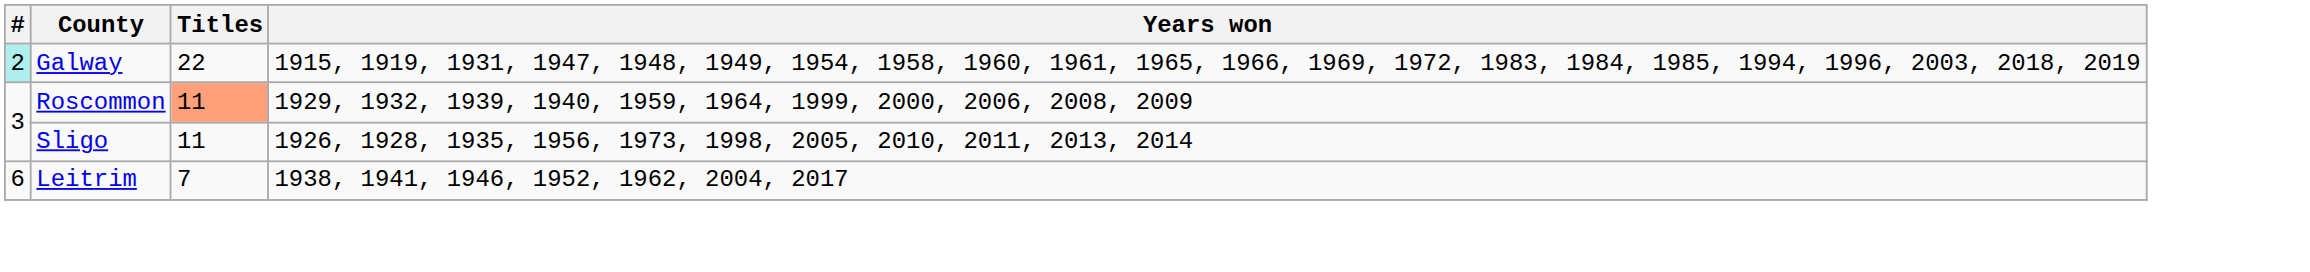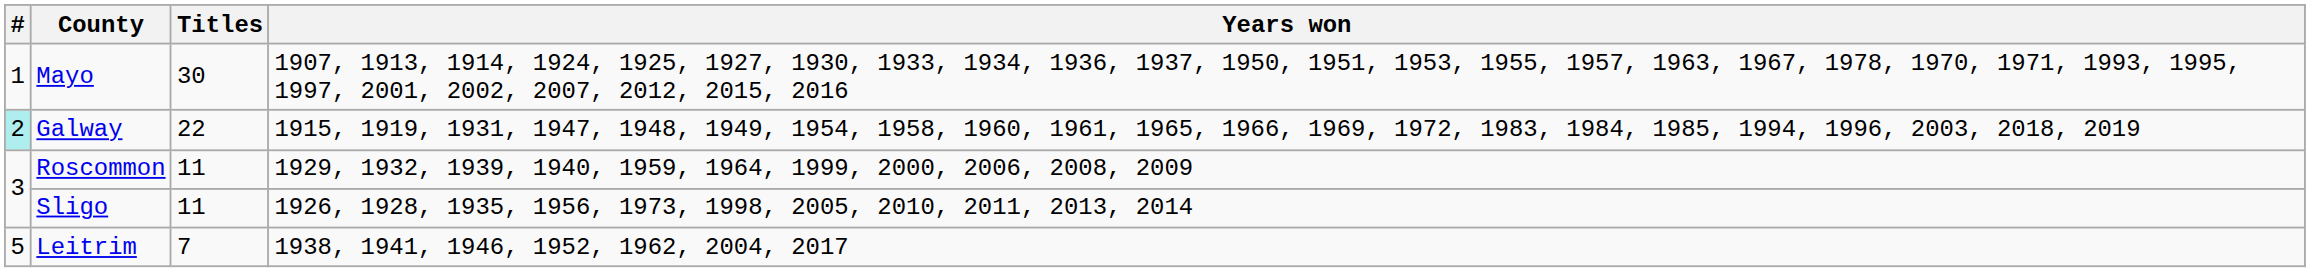+ row: (65, 77)
(191, 102) lightsalmon background -> (191, 169) no background
(18, 180) 6 -> (18, 247) 5
